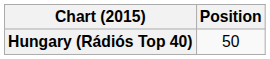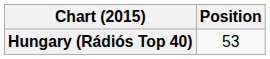(231, 41) 50 -> (231, 41) 53
